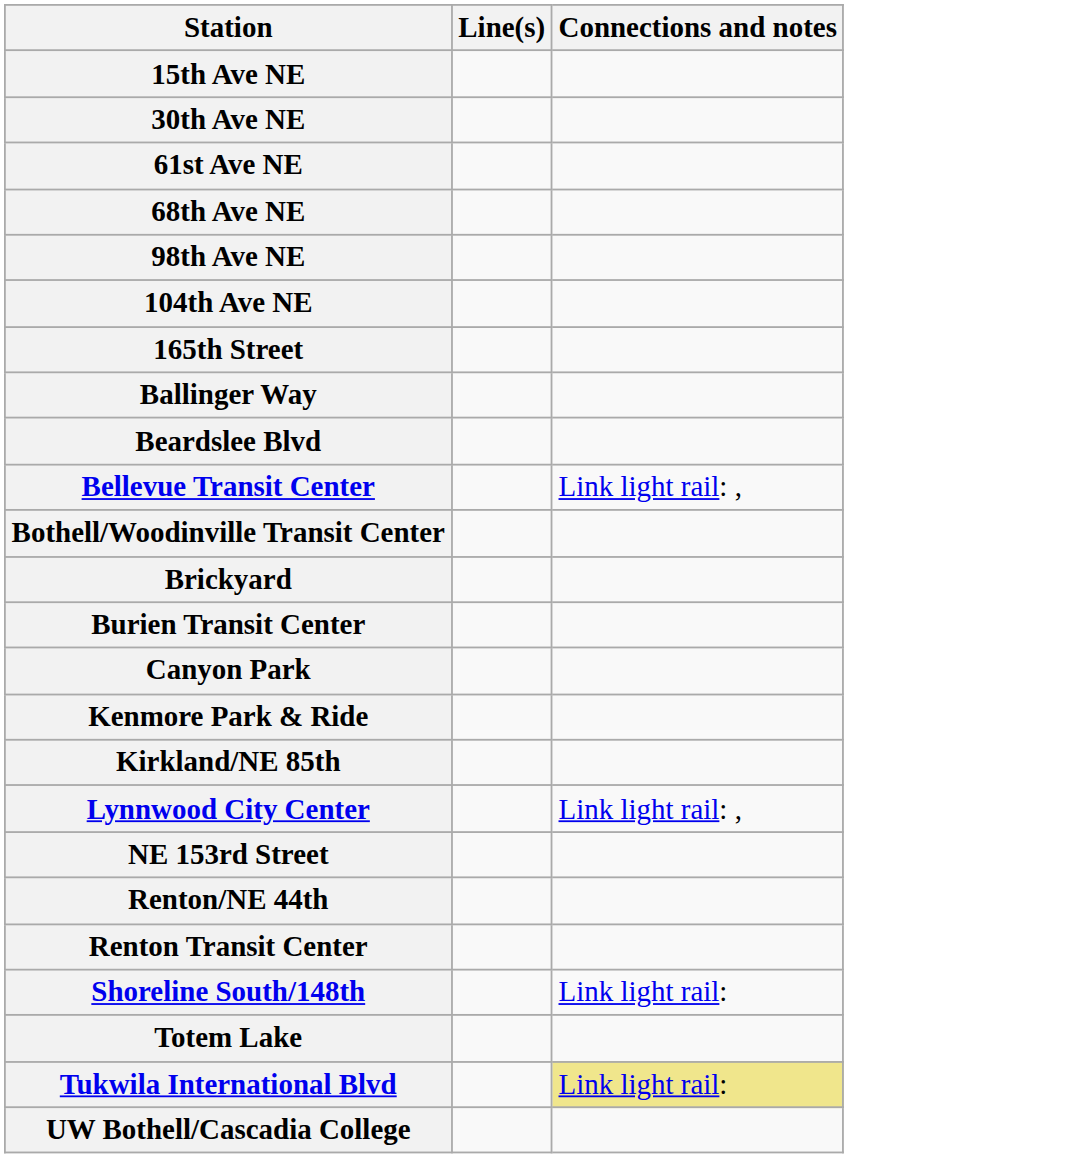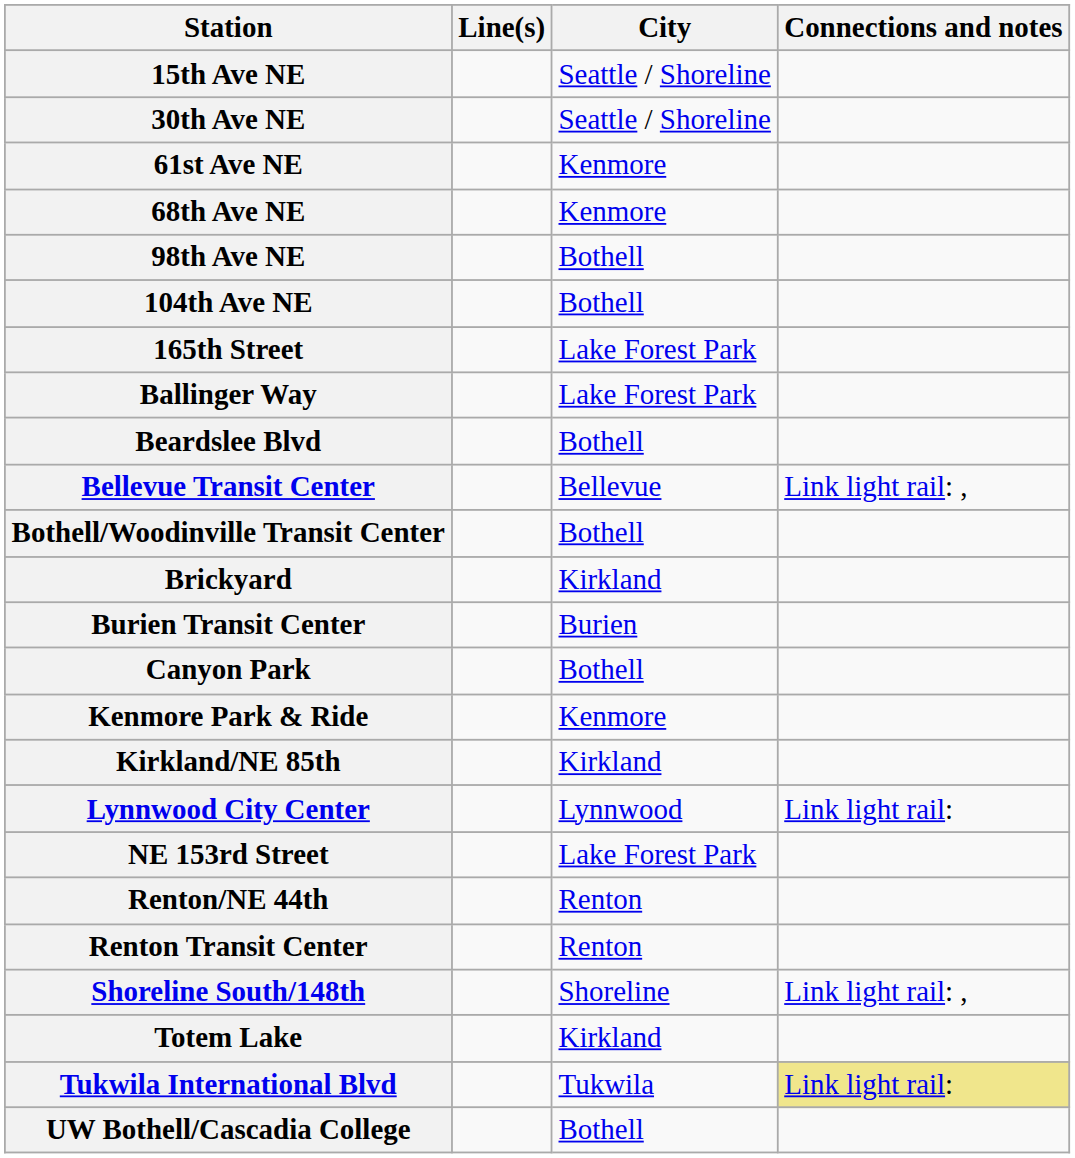+ column: (665, 27)
(650, 808) Link light rail: , -> (869, 808) Link light rail:
(643, 991) Link light rail: -> (876, 991) Link light rail: ,
